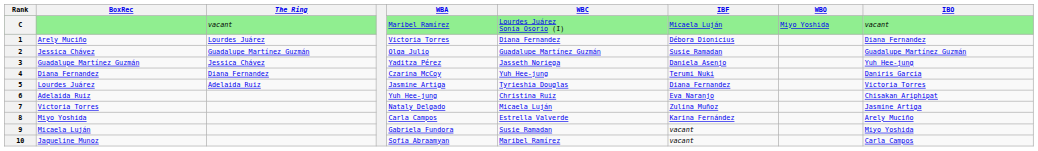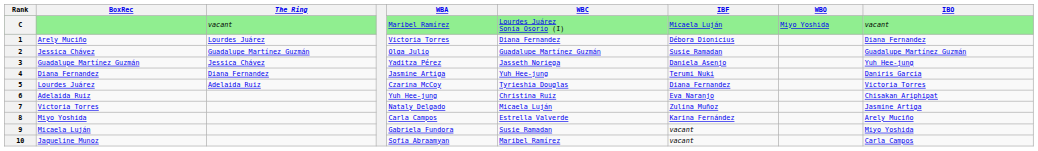(415, 74) Czarina McCoy -> (417, 74) Jasmine Artiga
(417, 85) Jasmine Artiga -> (415, 85) Czarina McCoy
